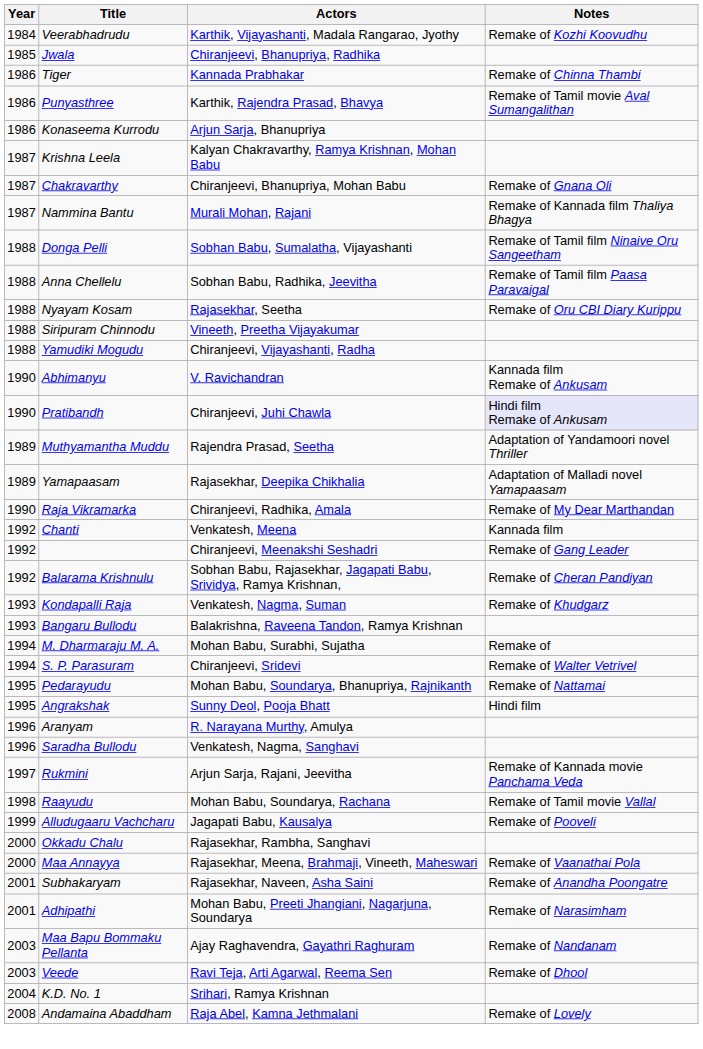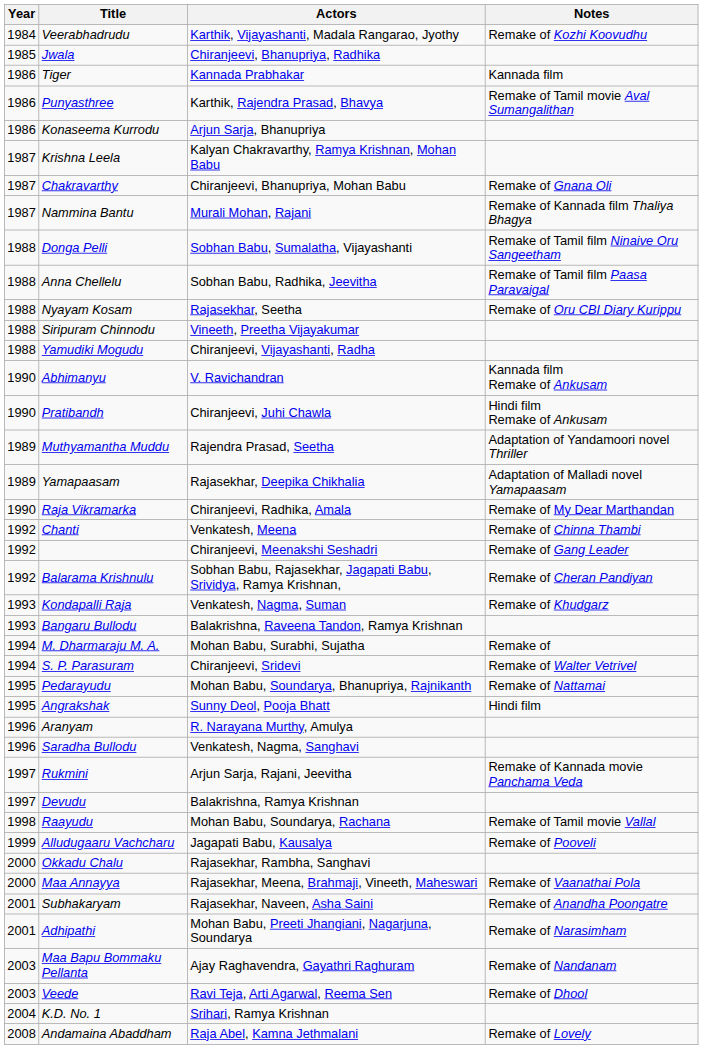(564, 75) Remake of Chinna Thambi -> (526, 75) Kannada film
(548, 412) lavender background -> (548, 412) no background
(526, 529) Kannada film -> (564, 529) Remake of Chinna Thambi
+ row: (64, 802)
